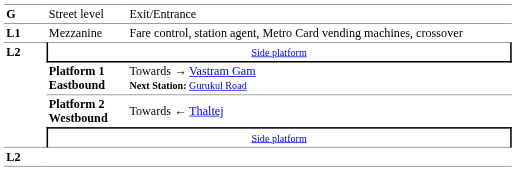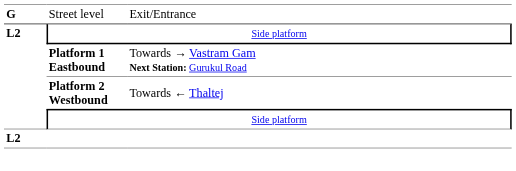- row: (76, 32)
